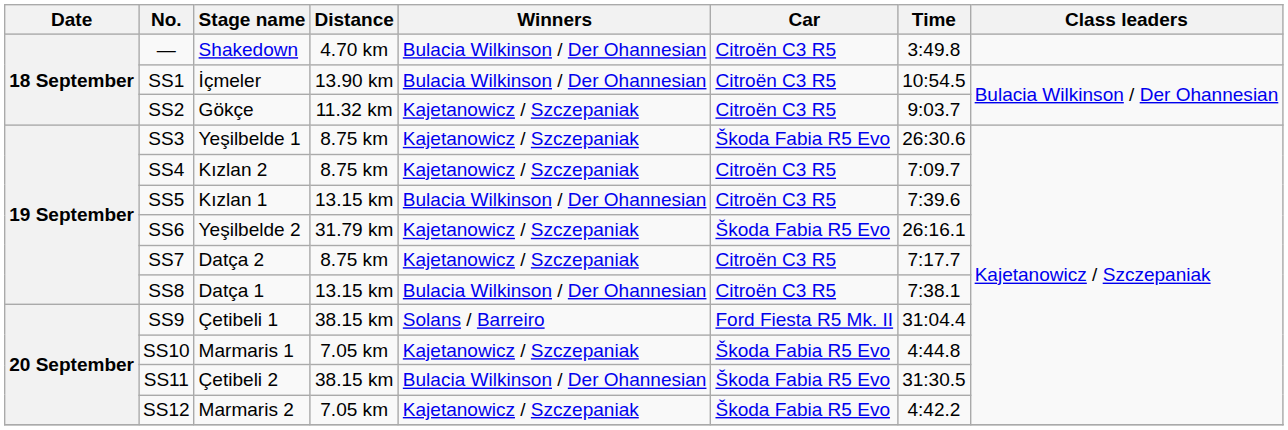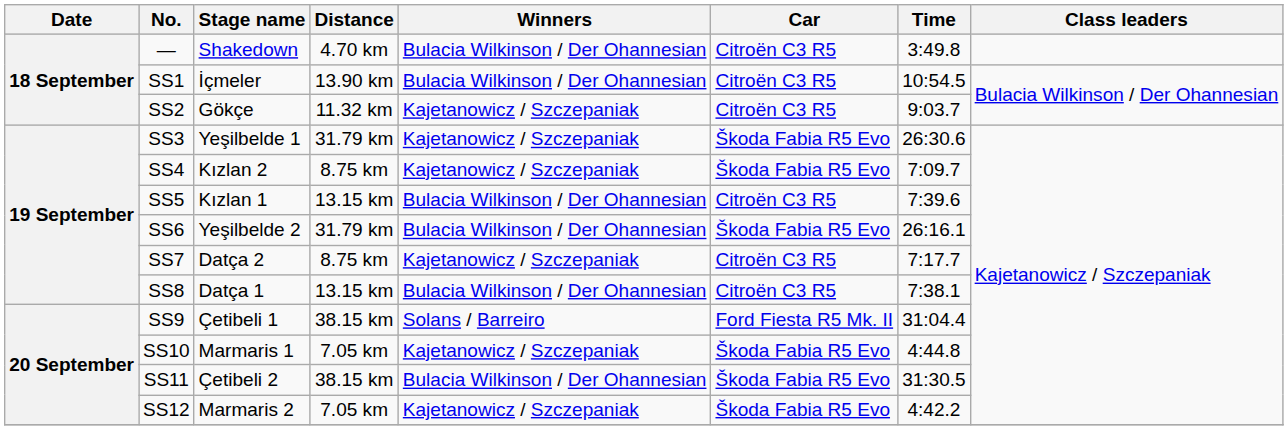(354, 139) 8.75 km -> (354, 139) 31.79 km
(776, 169) Citroën C3 R5 -> (803, 169) Škoda Fabia R5 Evo
(521, 229) Kajetanowicz / Szczepaniak -> (555, 229) Bulacia Wilkinson / Der Ohannesian
